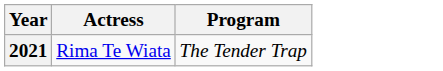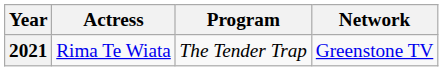+ column: (375, 19)
